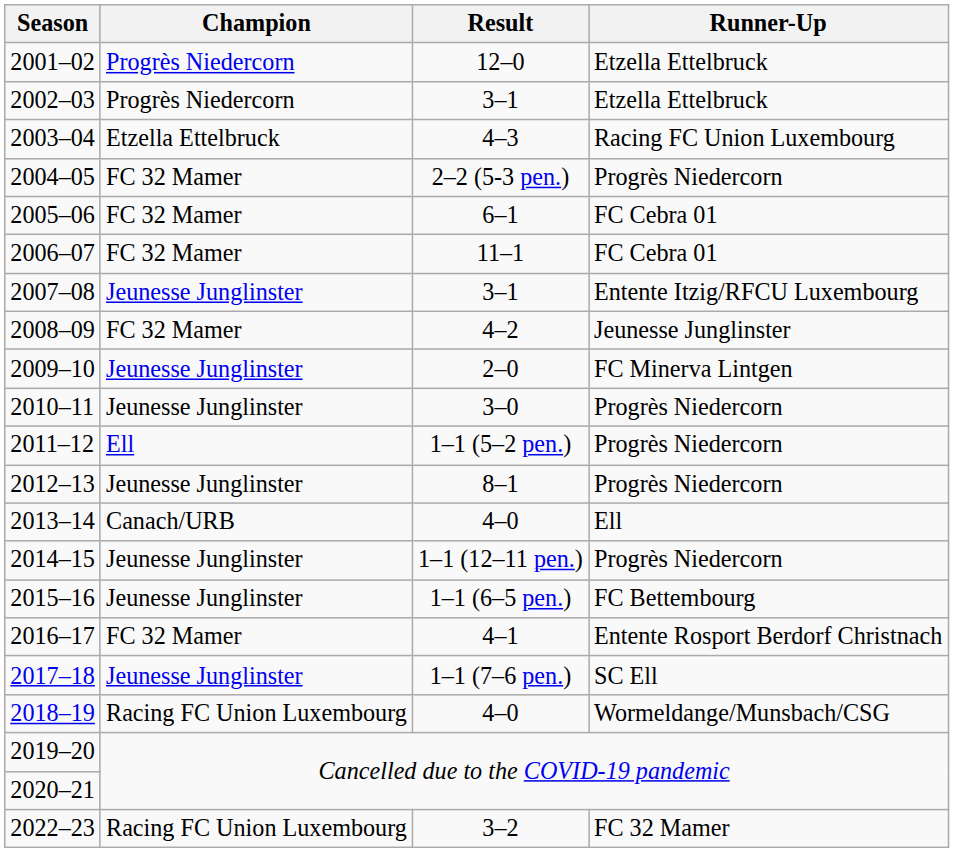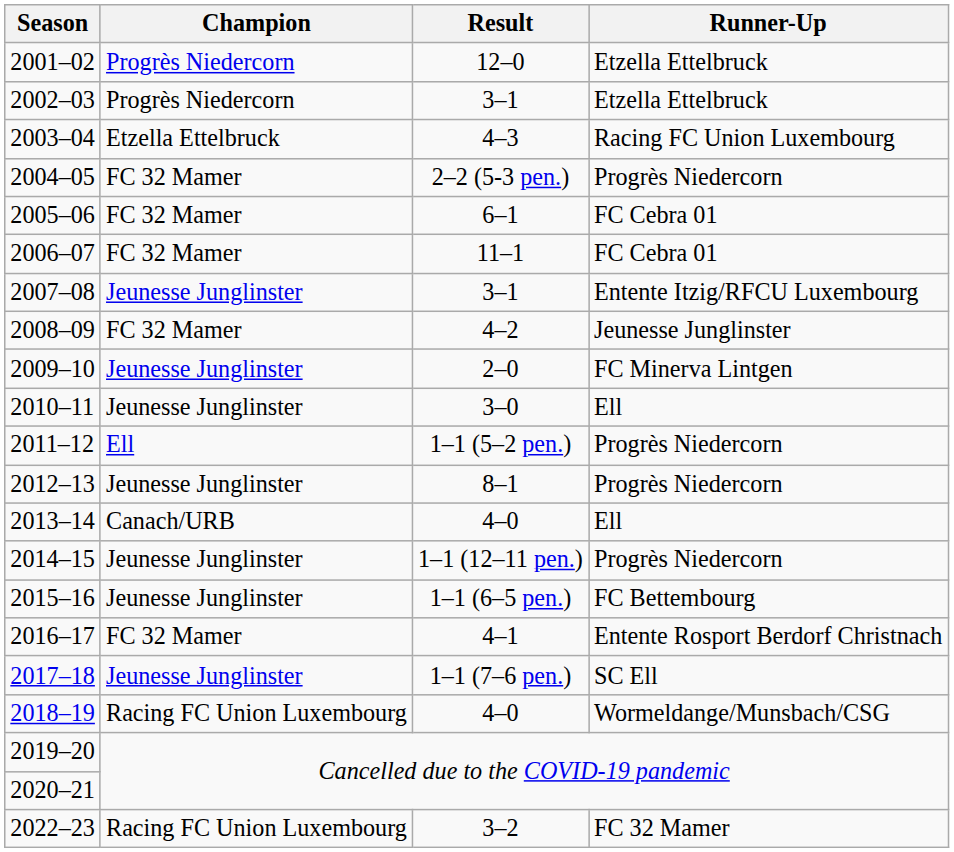(688, 406) Progrès Niedercorn -> (608, 406) Ell
